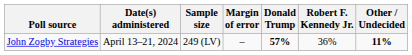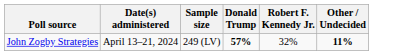- column: (242, 19)
(327, 42) 36% -> (288, 42) 32%
